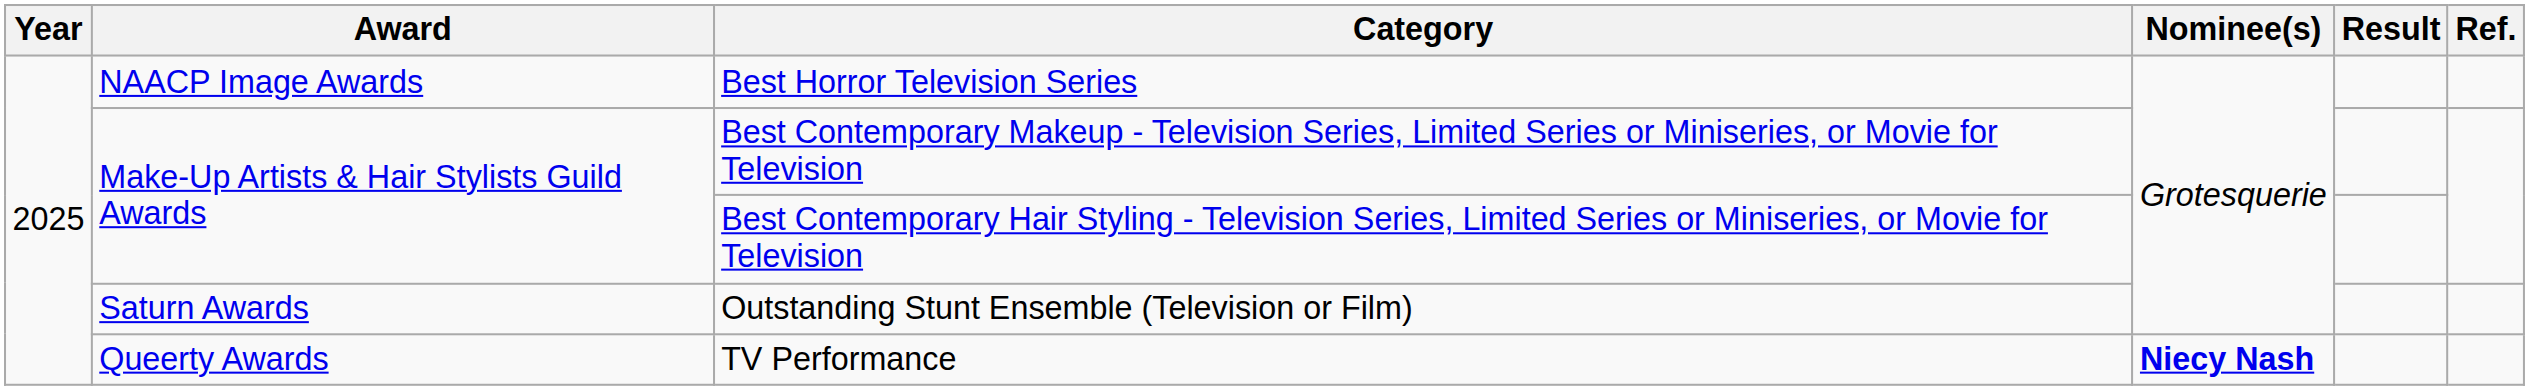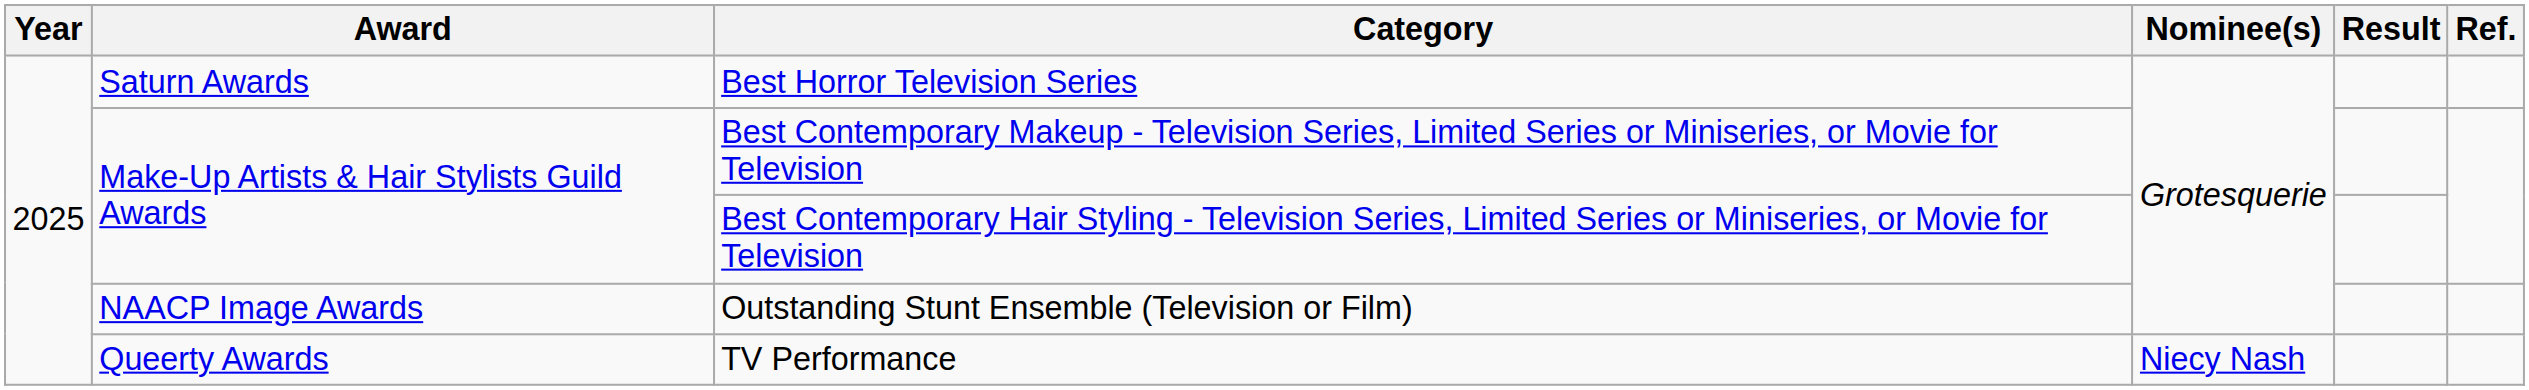(261, 81) NAACP Image Awards -> (204, 81) Saturn Awards
(204, 307) Saturn Awards -> (261, 307) NAACP Image Awards
(2227, 359) bold -> (2223, 359) normal
